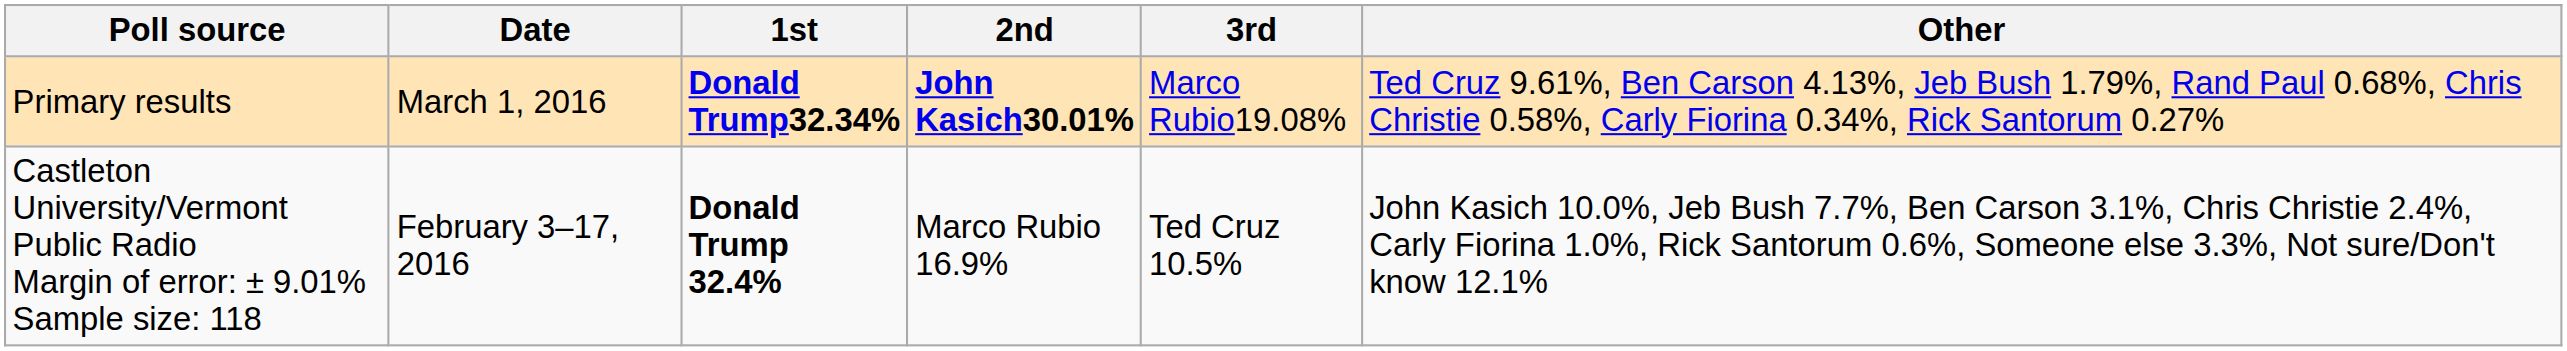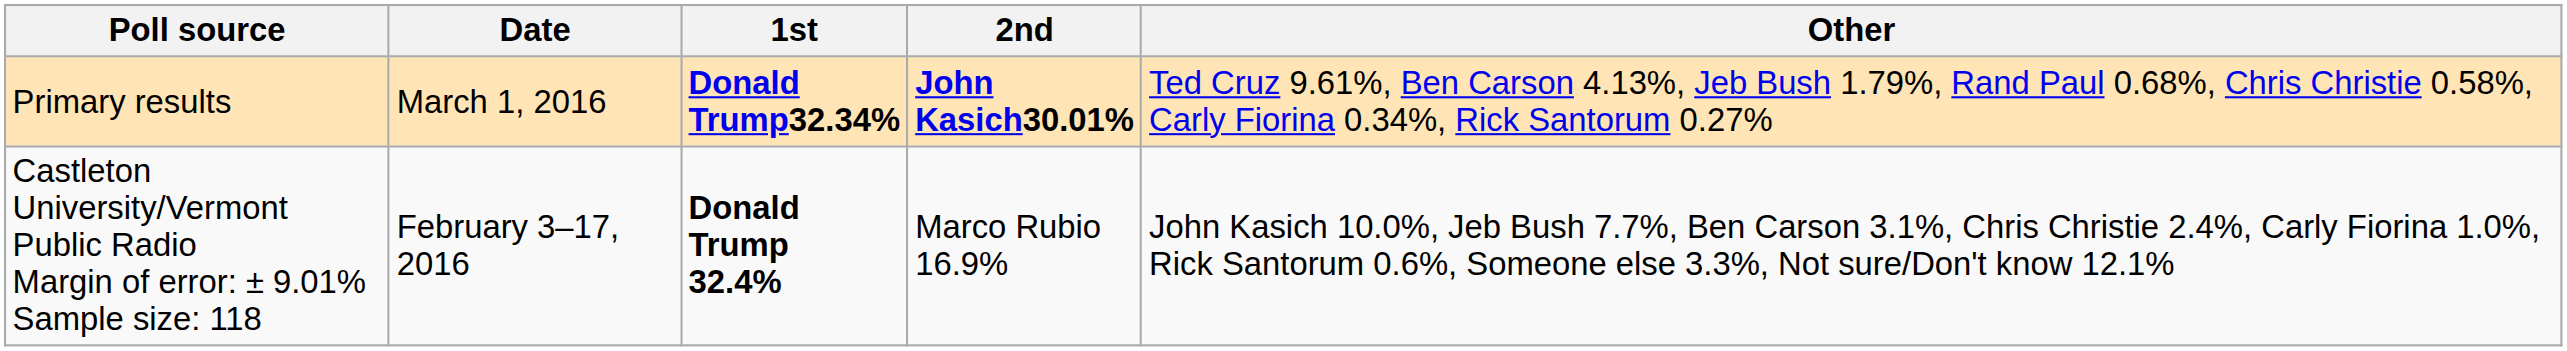- column: (1252, 30)
